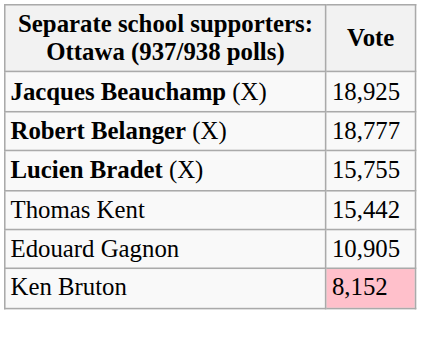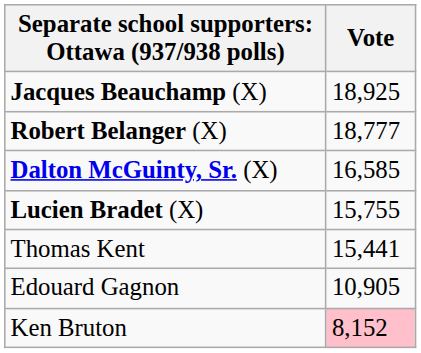+ row: (144, 170)
(366, 209) 15,442 -> (366, 248) 15,441
